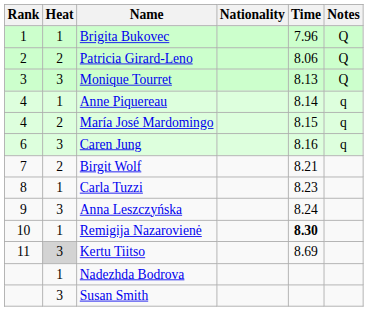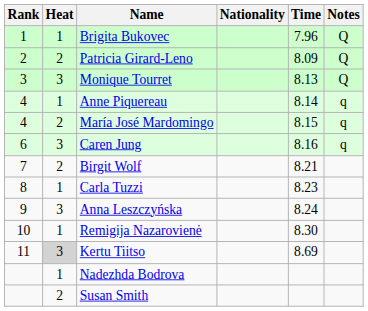(306, 58) 8.06 -> (306, 58) 8.09
(306, 230) bold -> (306, 230) normal
(60, 295) 3 -> (60, 295) 2
